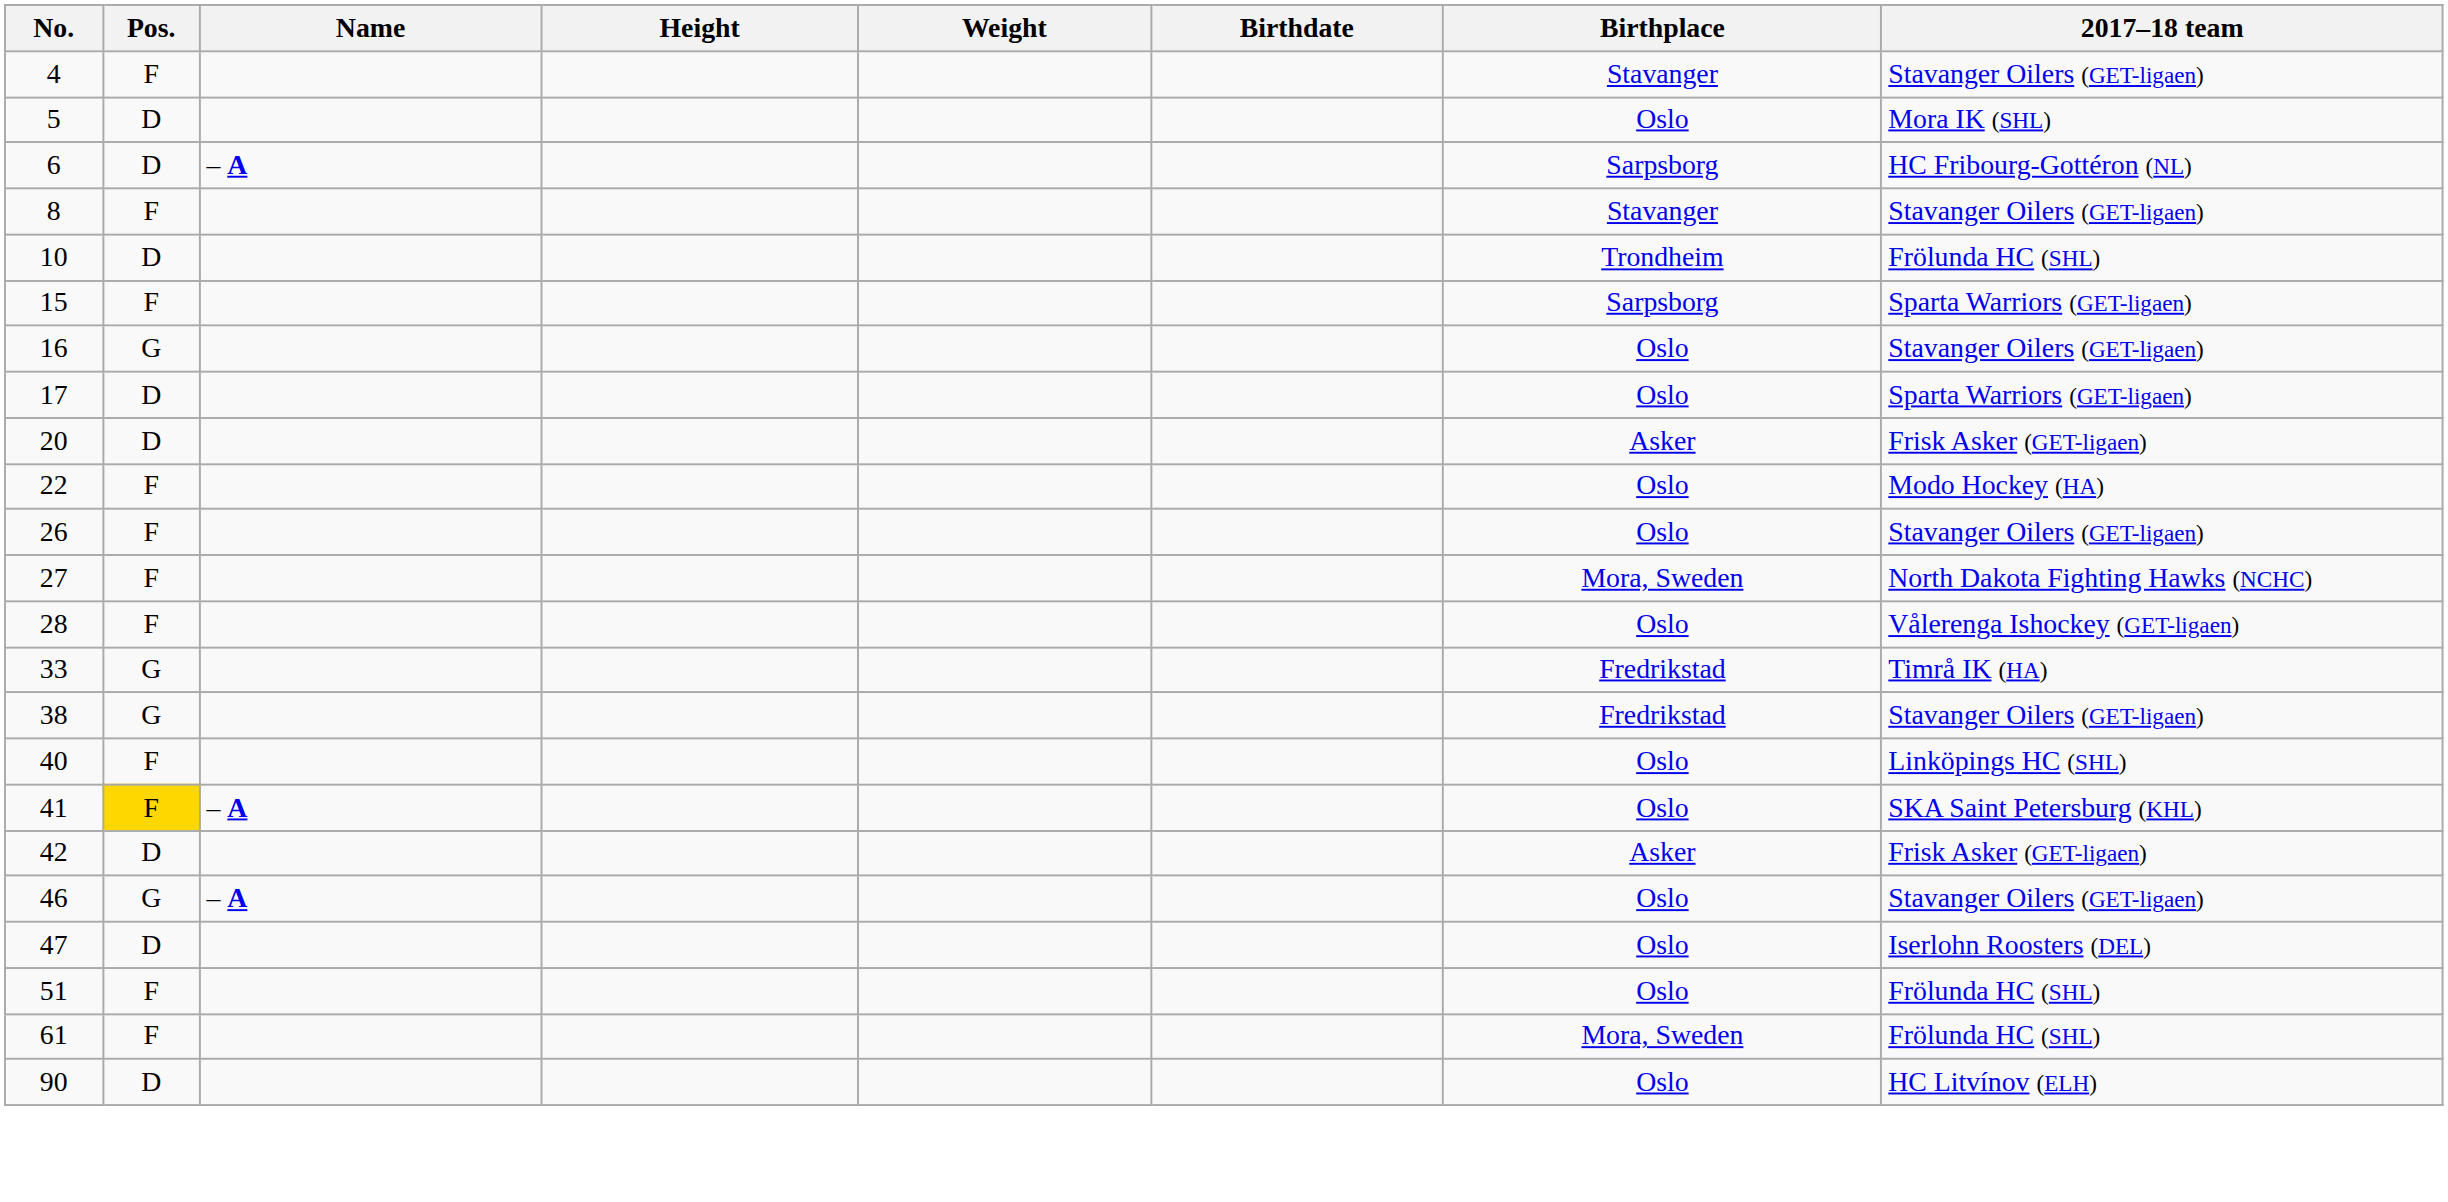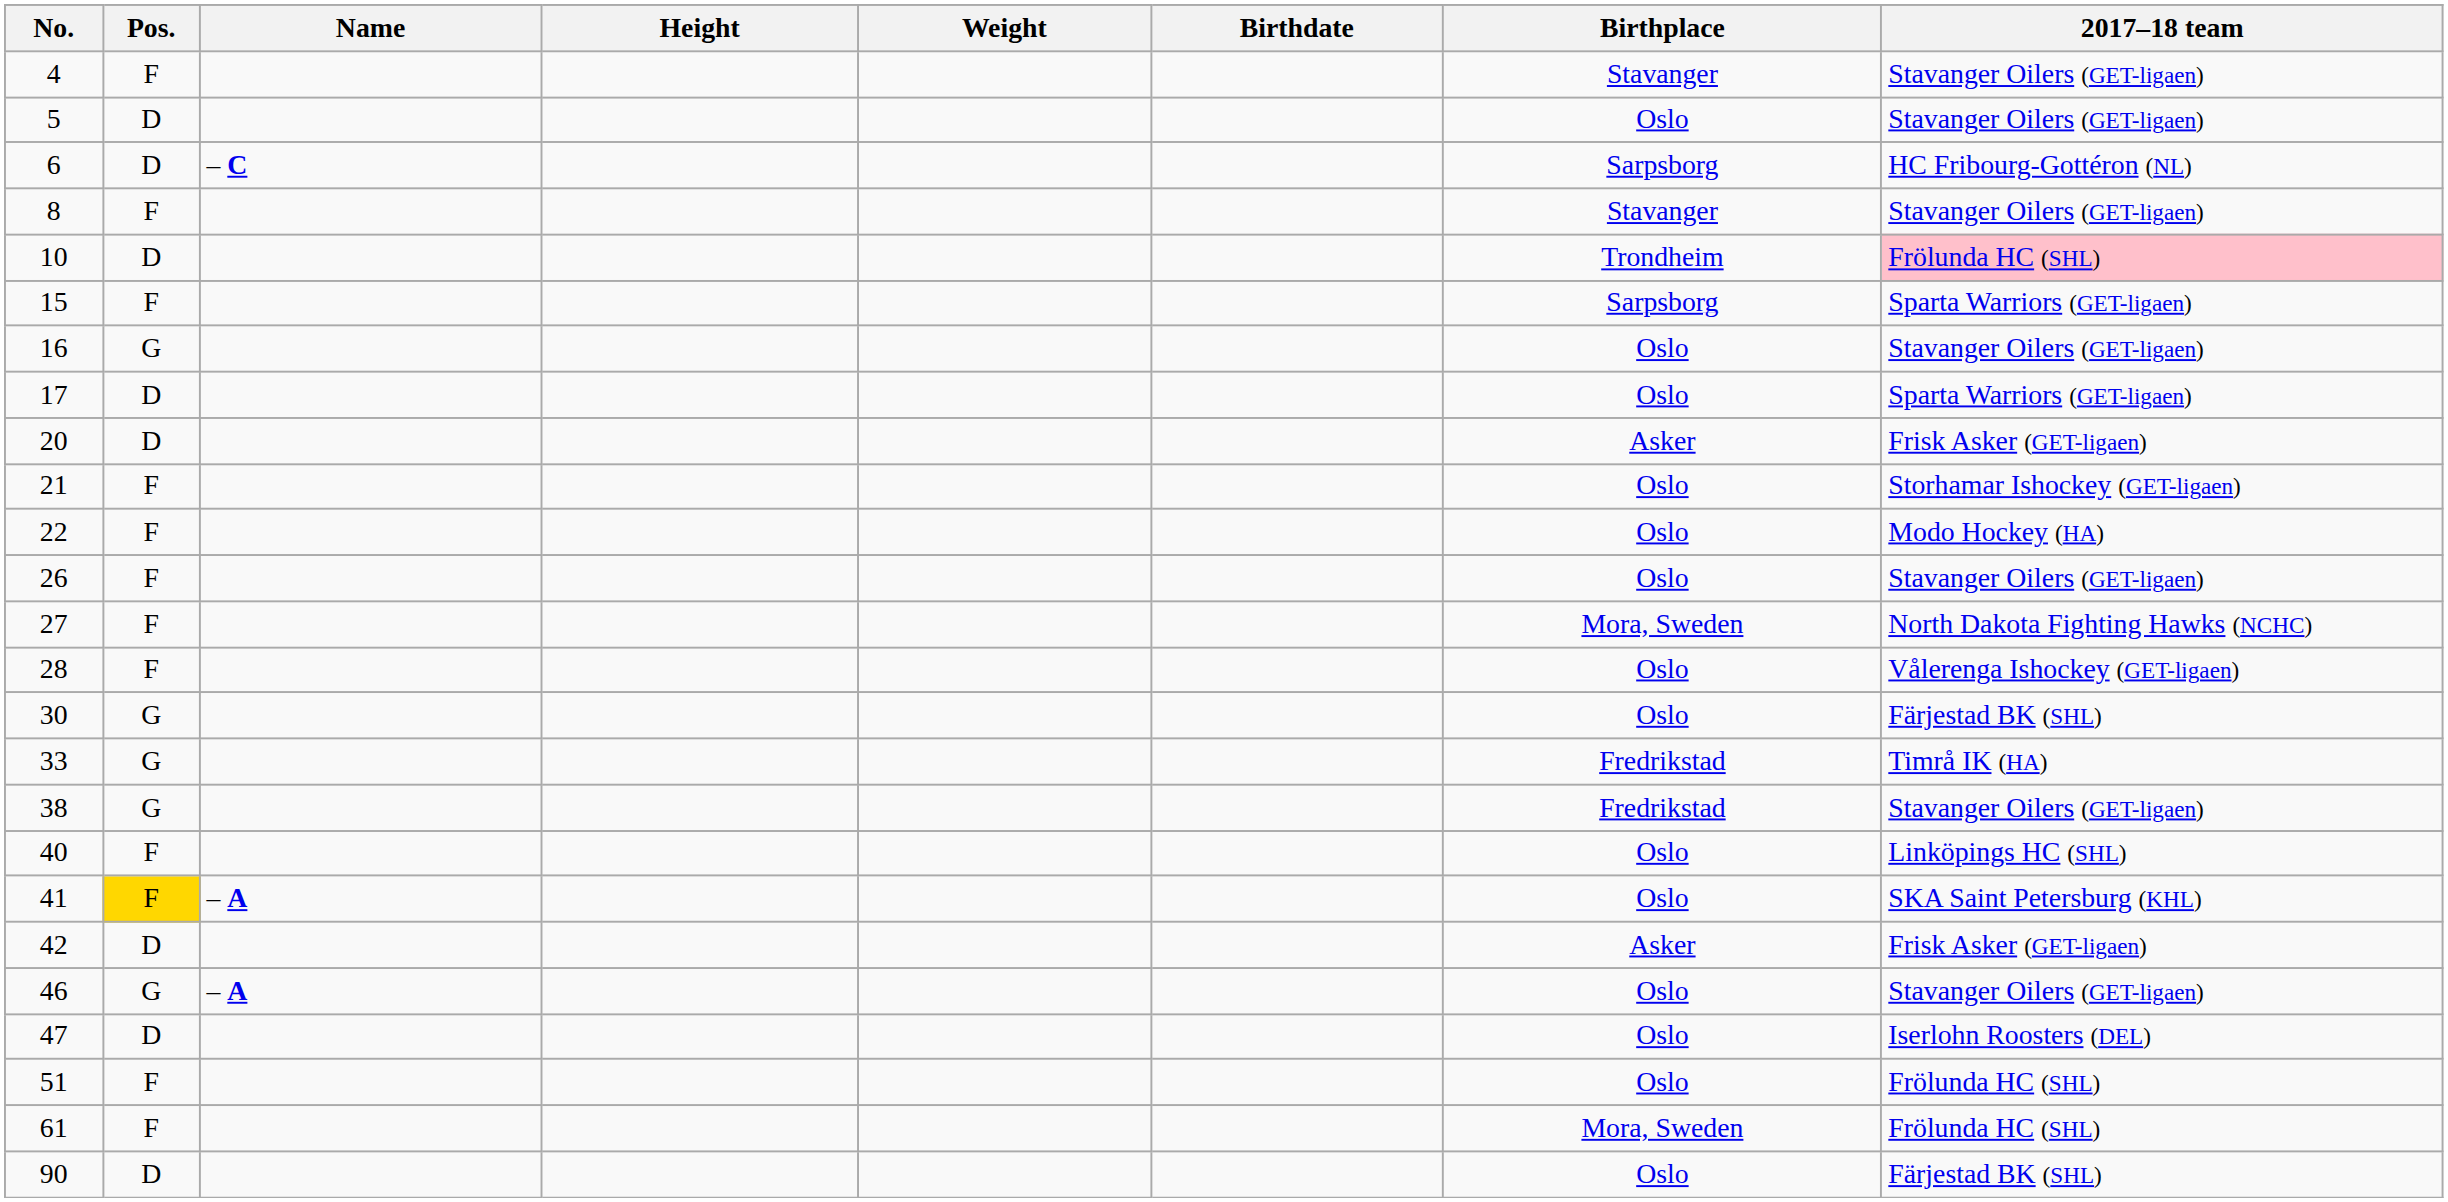(1970, 119) Mora IK (SHL) -> (2046, 119) Stavanger Oilers (GET-ligaen)
(227, 165) – A -> (227, 165) – C
(1994, 256) no background -> (1994, 256) pink background
+ row: (54, 486)
+ row: (54, 715)
(1993, 1082) HC Litvínov (ELH) -> (1995, 1173) Färjestad BK (SHL)
